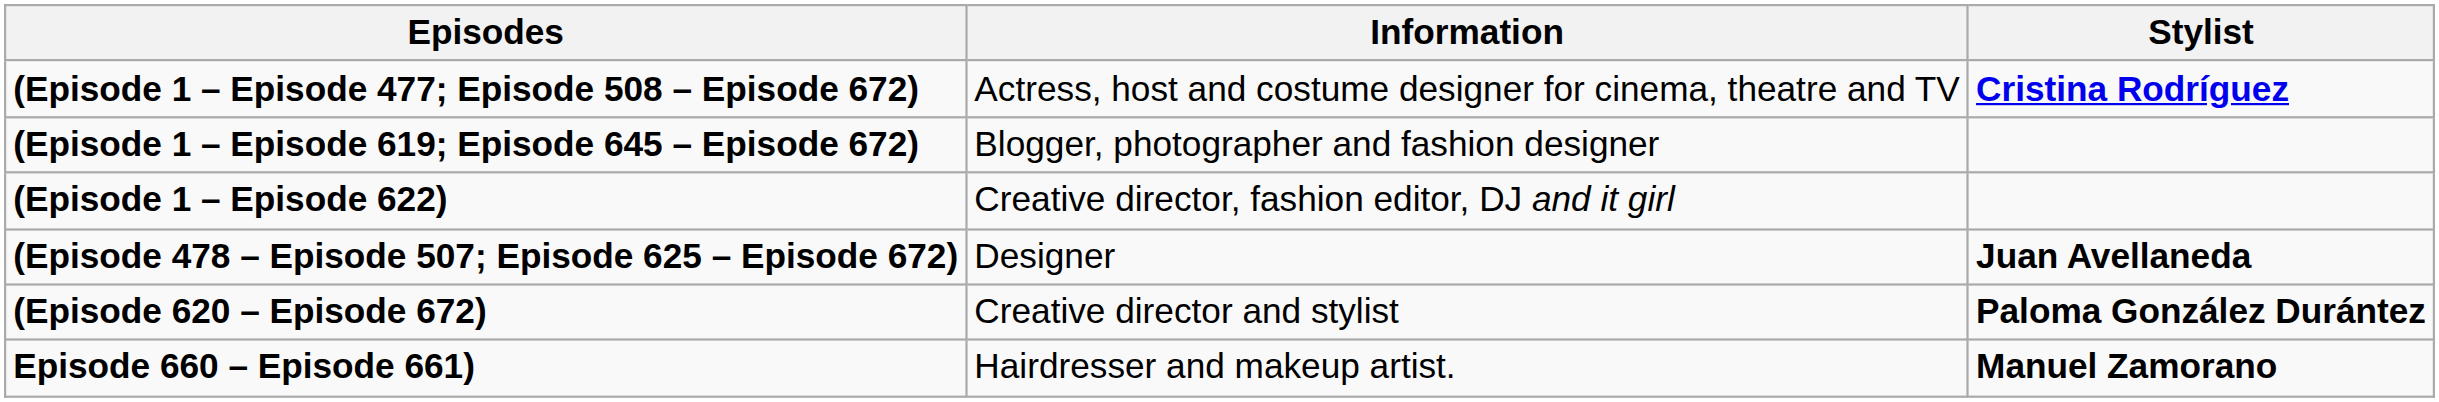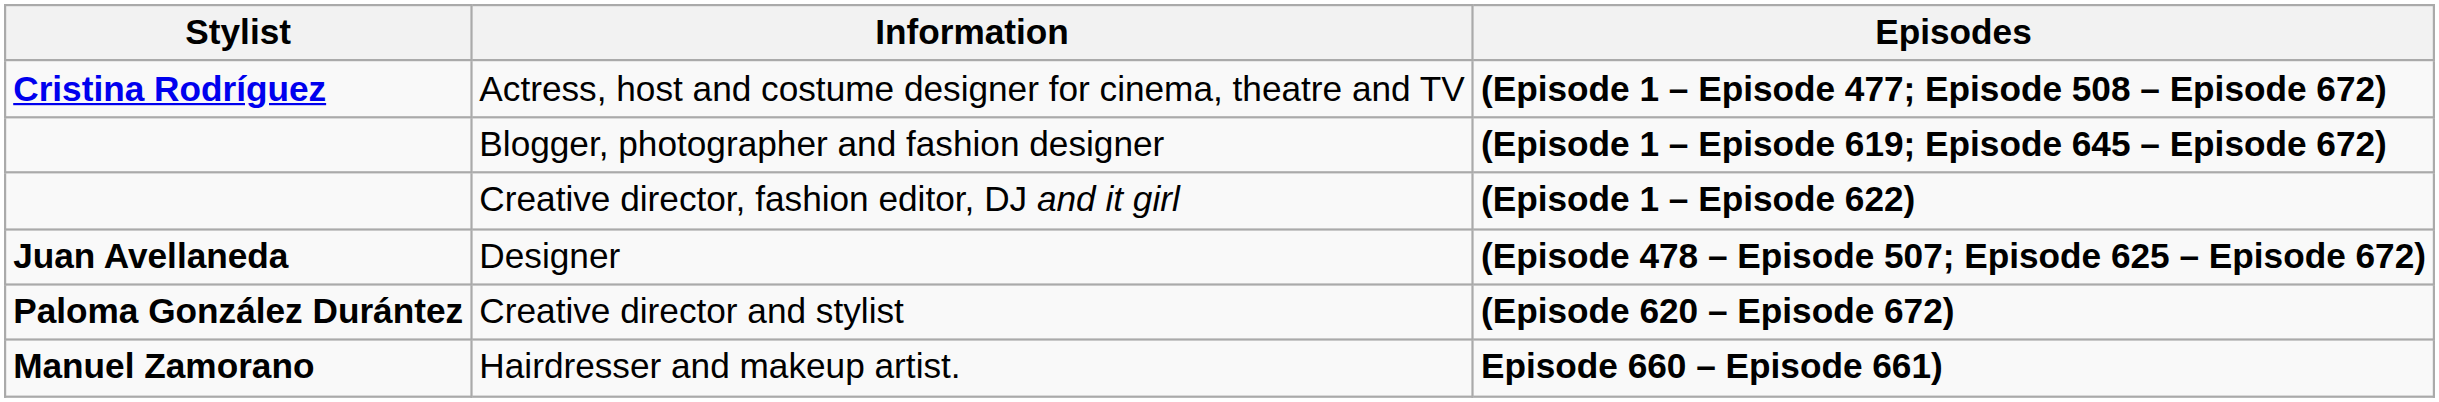columns swapped: (2201, 32) <-> (486, 32)
